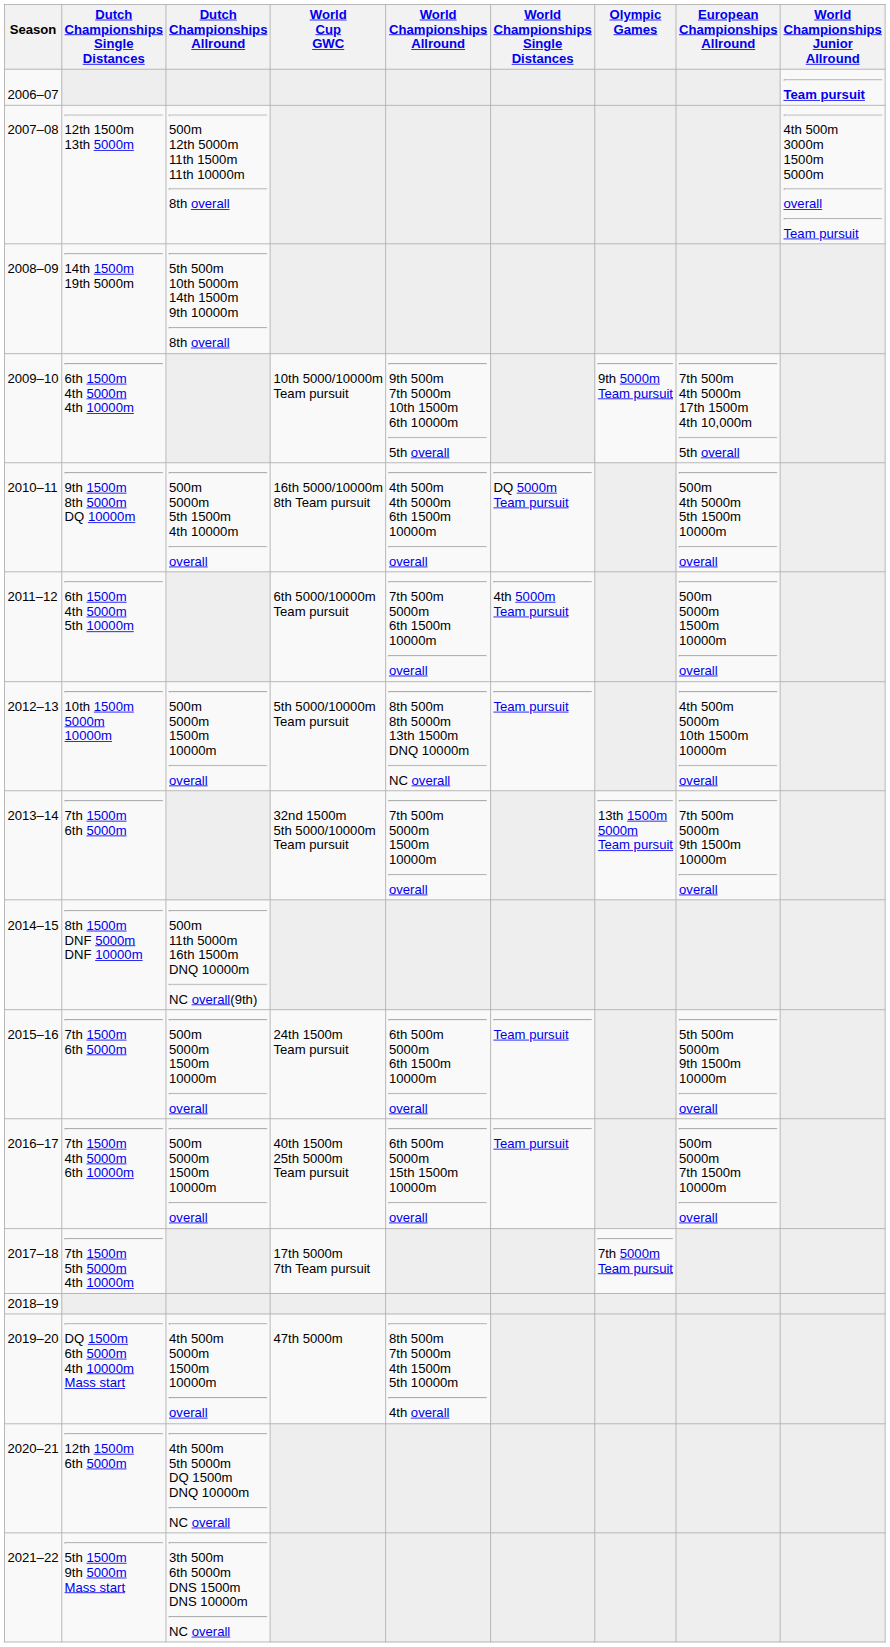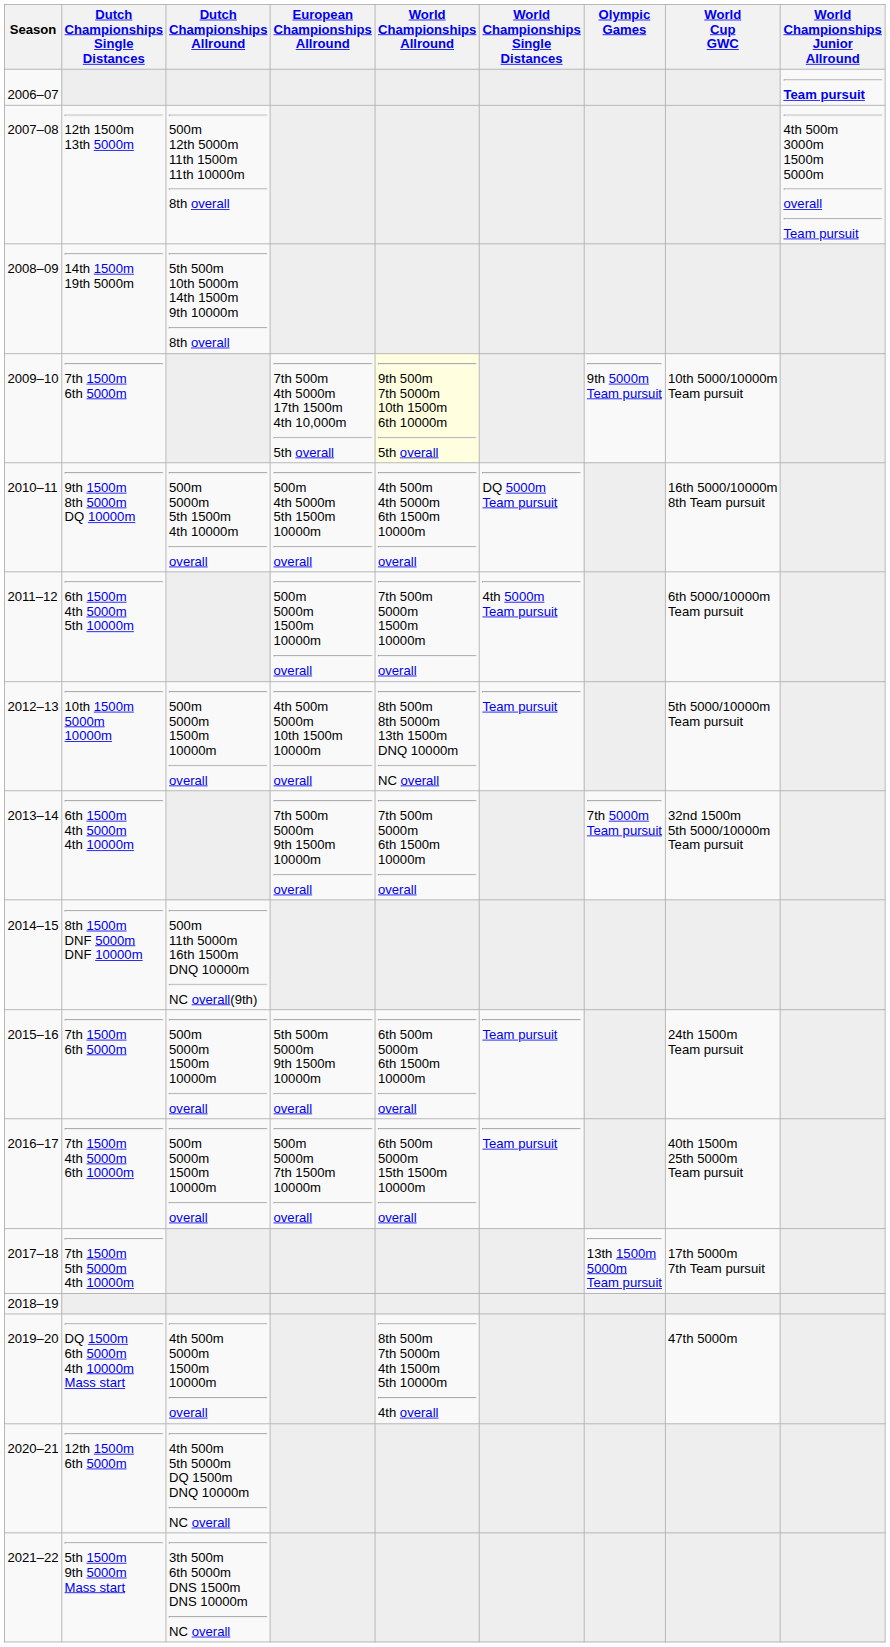columns swapped: (728, 29) <-> (328, 29)
(114, 389) 6th 1500m 4th 5000m 4th 10000m -> (114, 381) 7th 1500m 6th 5000m
(438, 411) no background -> (427, 411) lightyellow background
(438, 630) 7th 500m 5000m 6th 1500m 10000m overall -> (427, 630) 7th 500m 5000m 1500m 10000m overall
(114, 819) 7th 1500m 6th 5000m -> (114, 826) 6th 1500m 4th 5000m 4th 10000m
(438, 848) 7th 500m 5000m 1500m 10000m overall -> (427, 848) 7th 500m 5000m 6th 1500m 10000m overall
(635, 826) 13th 1500m 5000m Team pursuit -> (624, 819) 7th 5000m Team pursuit
(635, 1256) 7th 5000m Team pursuit -> (624, 1264) 13th 1500m 5000m Team pursuit
